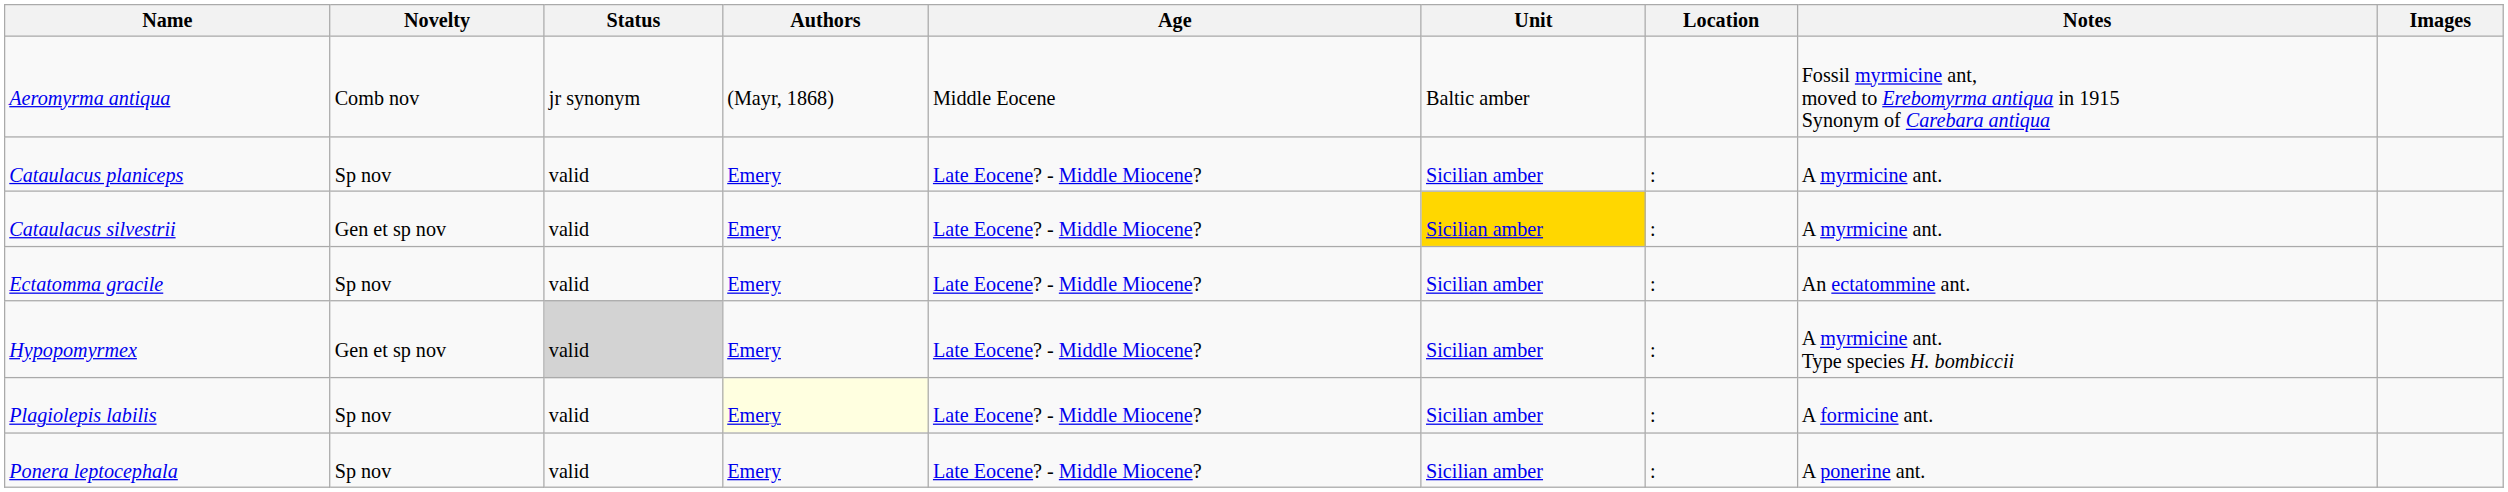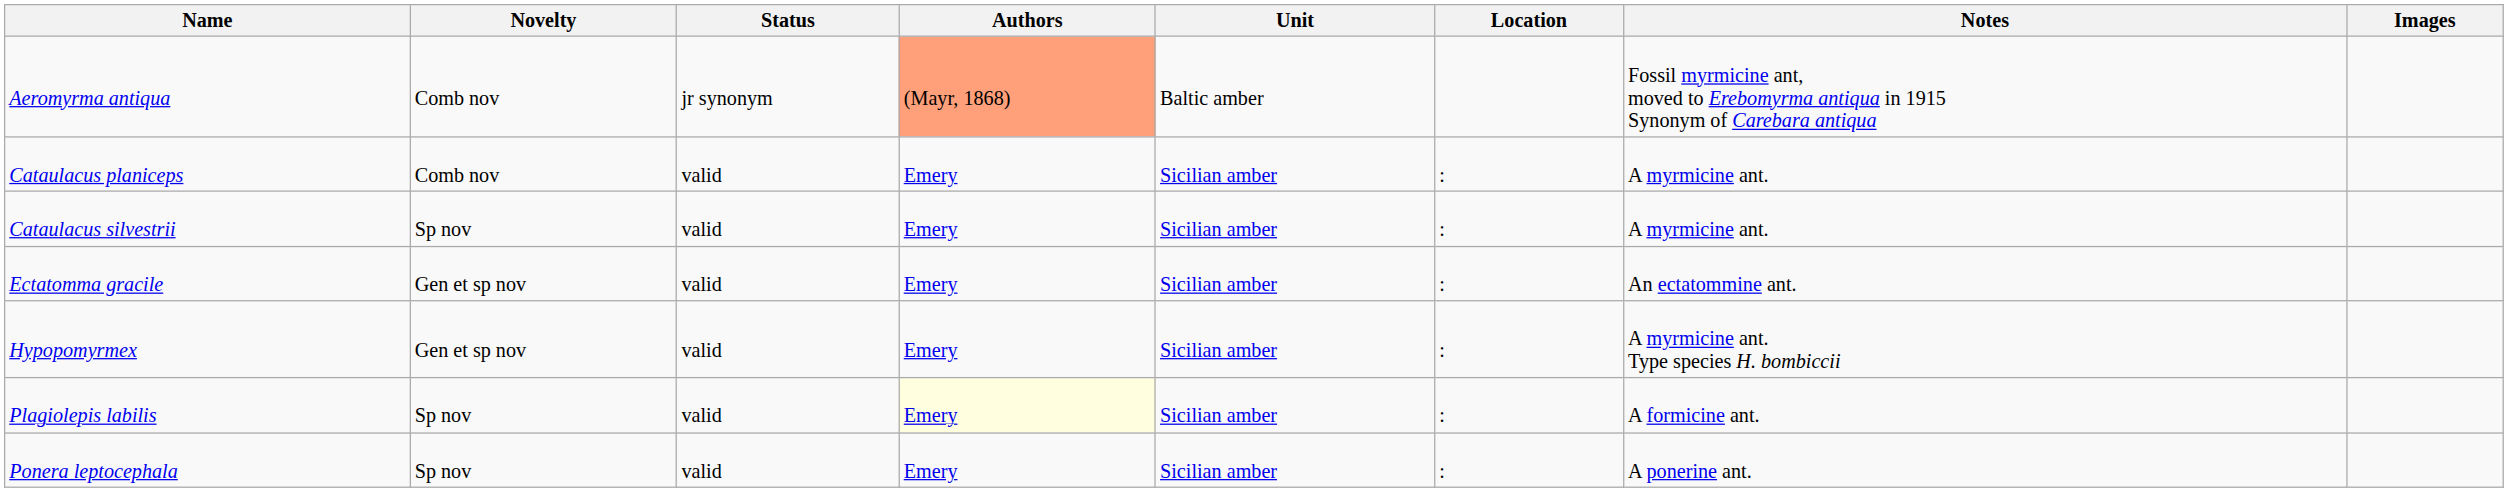- column: (1175, 20)
(781, 97) no background -> (957, 97) lightsalmon background
(363, 175) Sp nov -> (457, 175) Comb nov
(390, 229) Gen et sp nov -> (443, 229) Sp nov
(1485, 229) gold background -> (1219, 229) no background
(363, 284) Sp nov -> (470, 284) Gen et sp nov
(569, 350) lightgrey background -> (702, 350) no background
